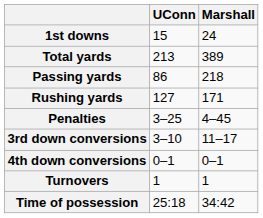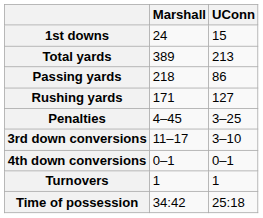columns swapped: (174, 14) <-> (228, 14)
